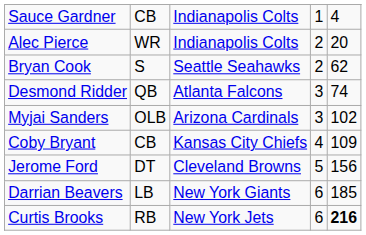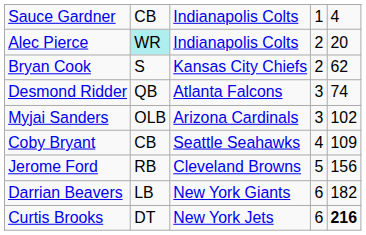(148, 42) no background -> (148, 42) paleturquoise background
(237, 67) Seattle Seahawks -> (240, 67) Kansas City Chiefs
(240, 142) Kansas City Chiefs -> (237, 142) Seattle Seahawks
(145, 167) DT -> (145, 167) RB
(344, 192) 185 -> (344, 192) 182
(145, 218) RB -> (145, 218) DT
